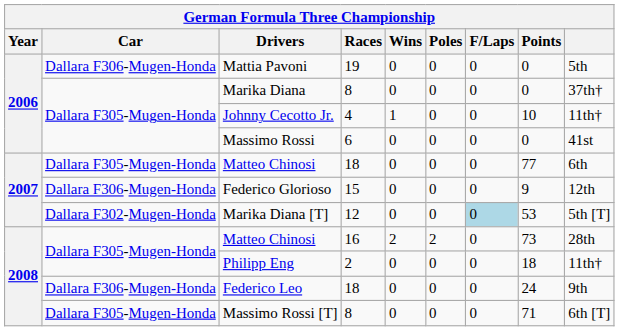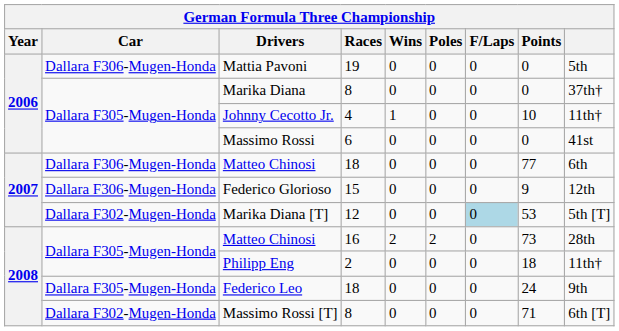(130, 164) Dallara F305-Mugen-Honda -> (130, 164) Dallara F306-Mugen-Honda
(130, 287) Dallara F306-Mugen-Honda -> (130, 287) Dallara F305-Mugen-Honda
(130, 312) Dallara F305-Mugen-Honda -> (130, 312) Dallara F302-Mugen-Honda
